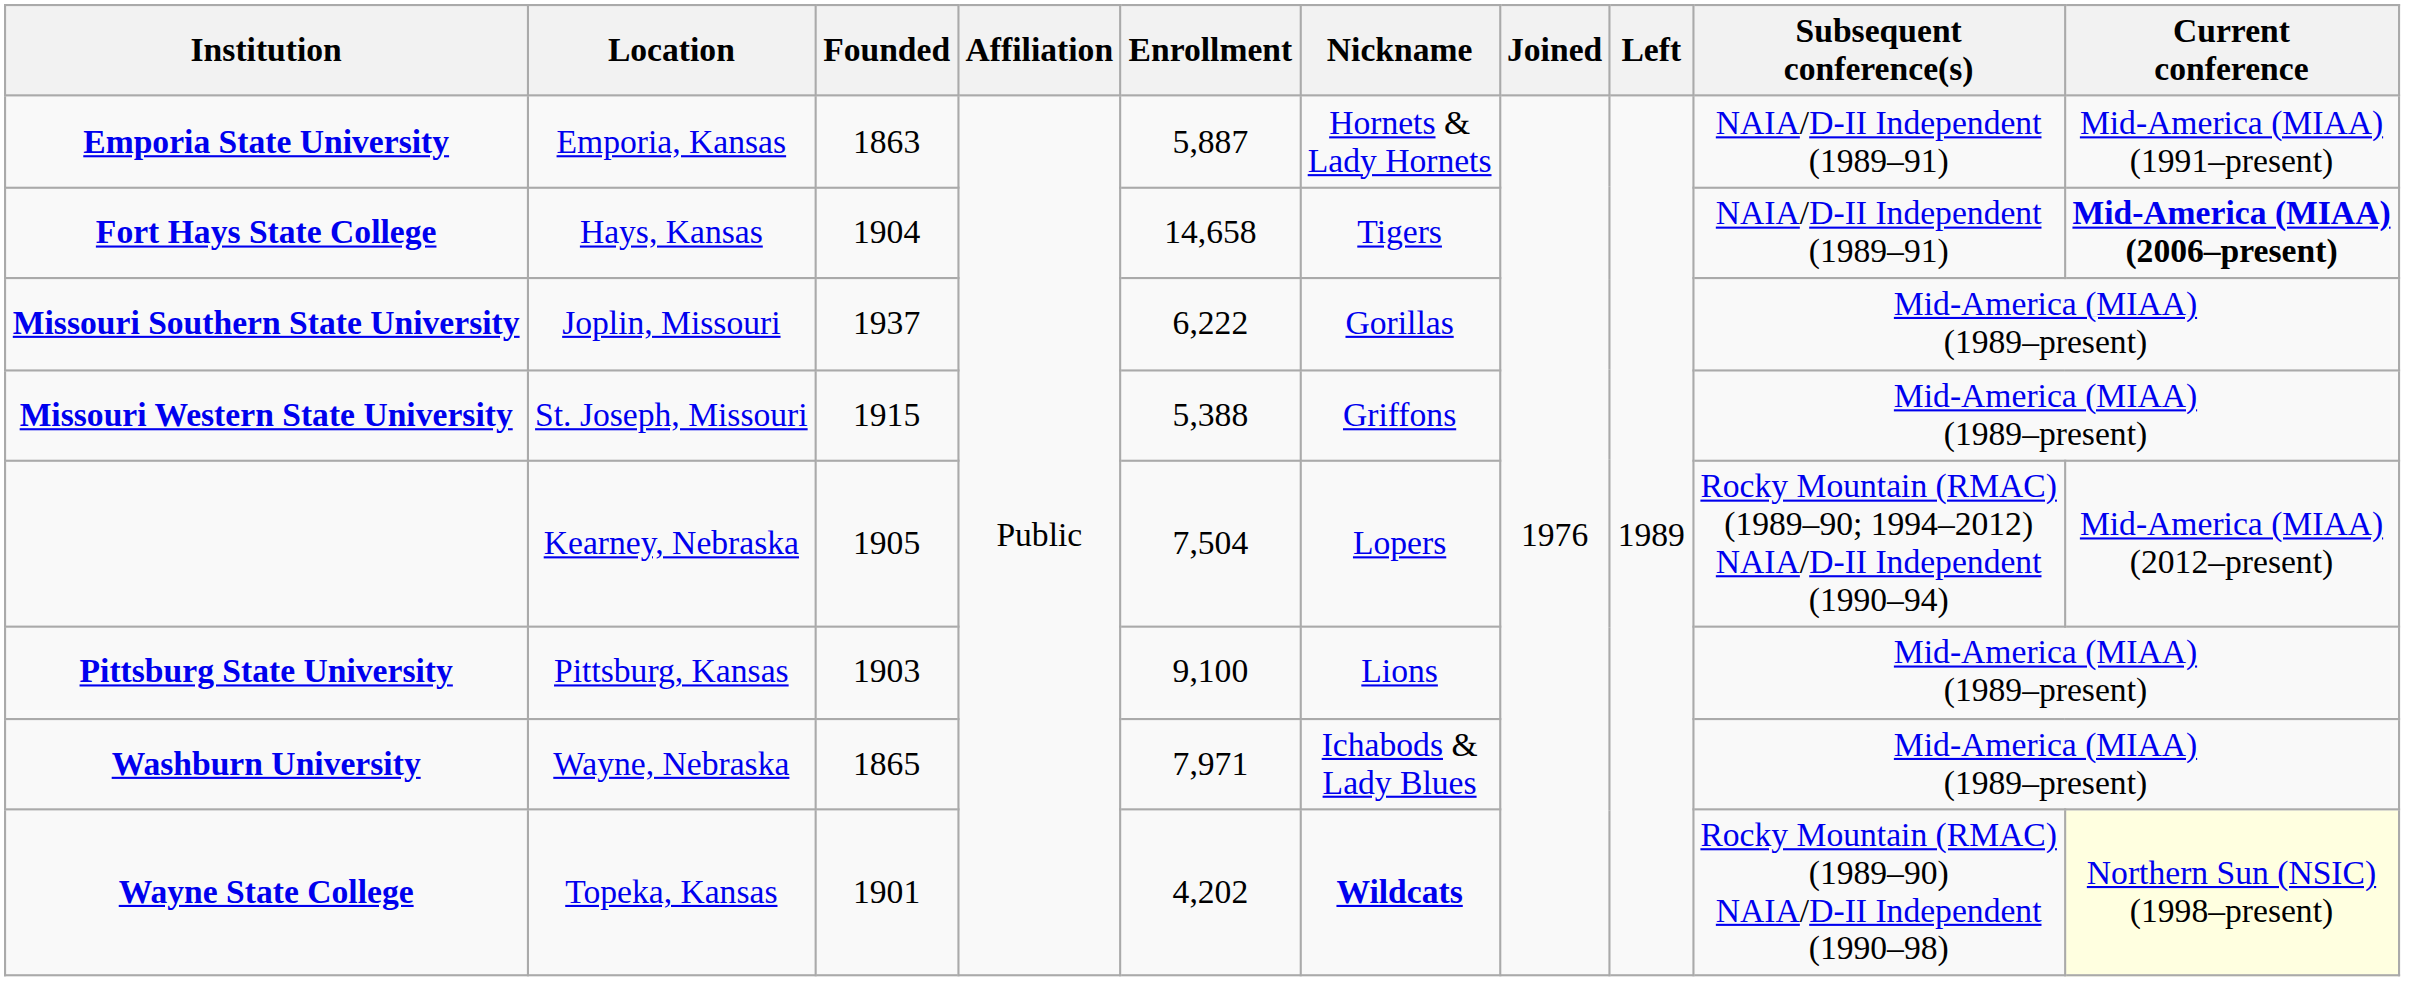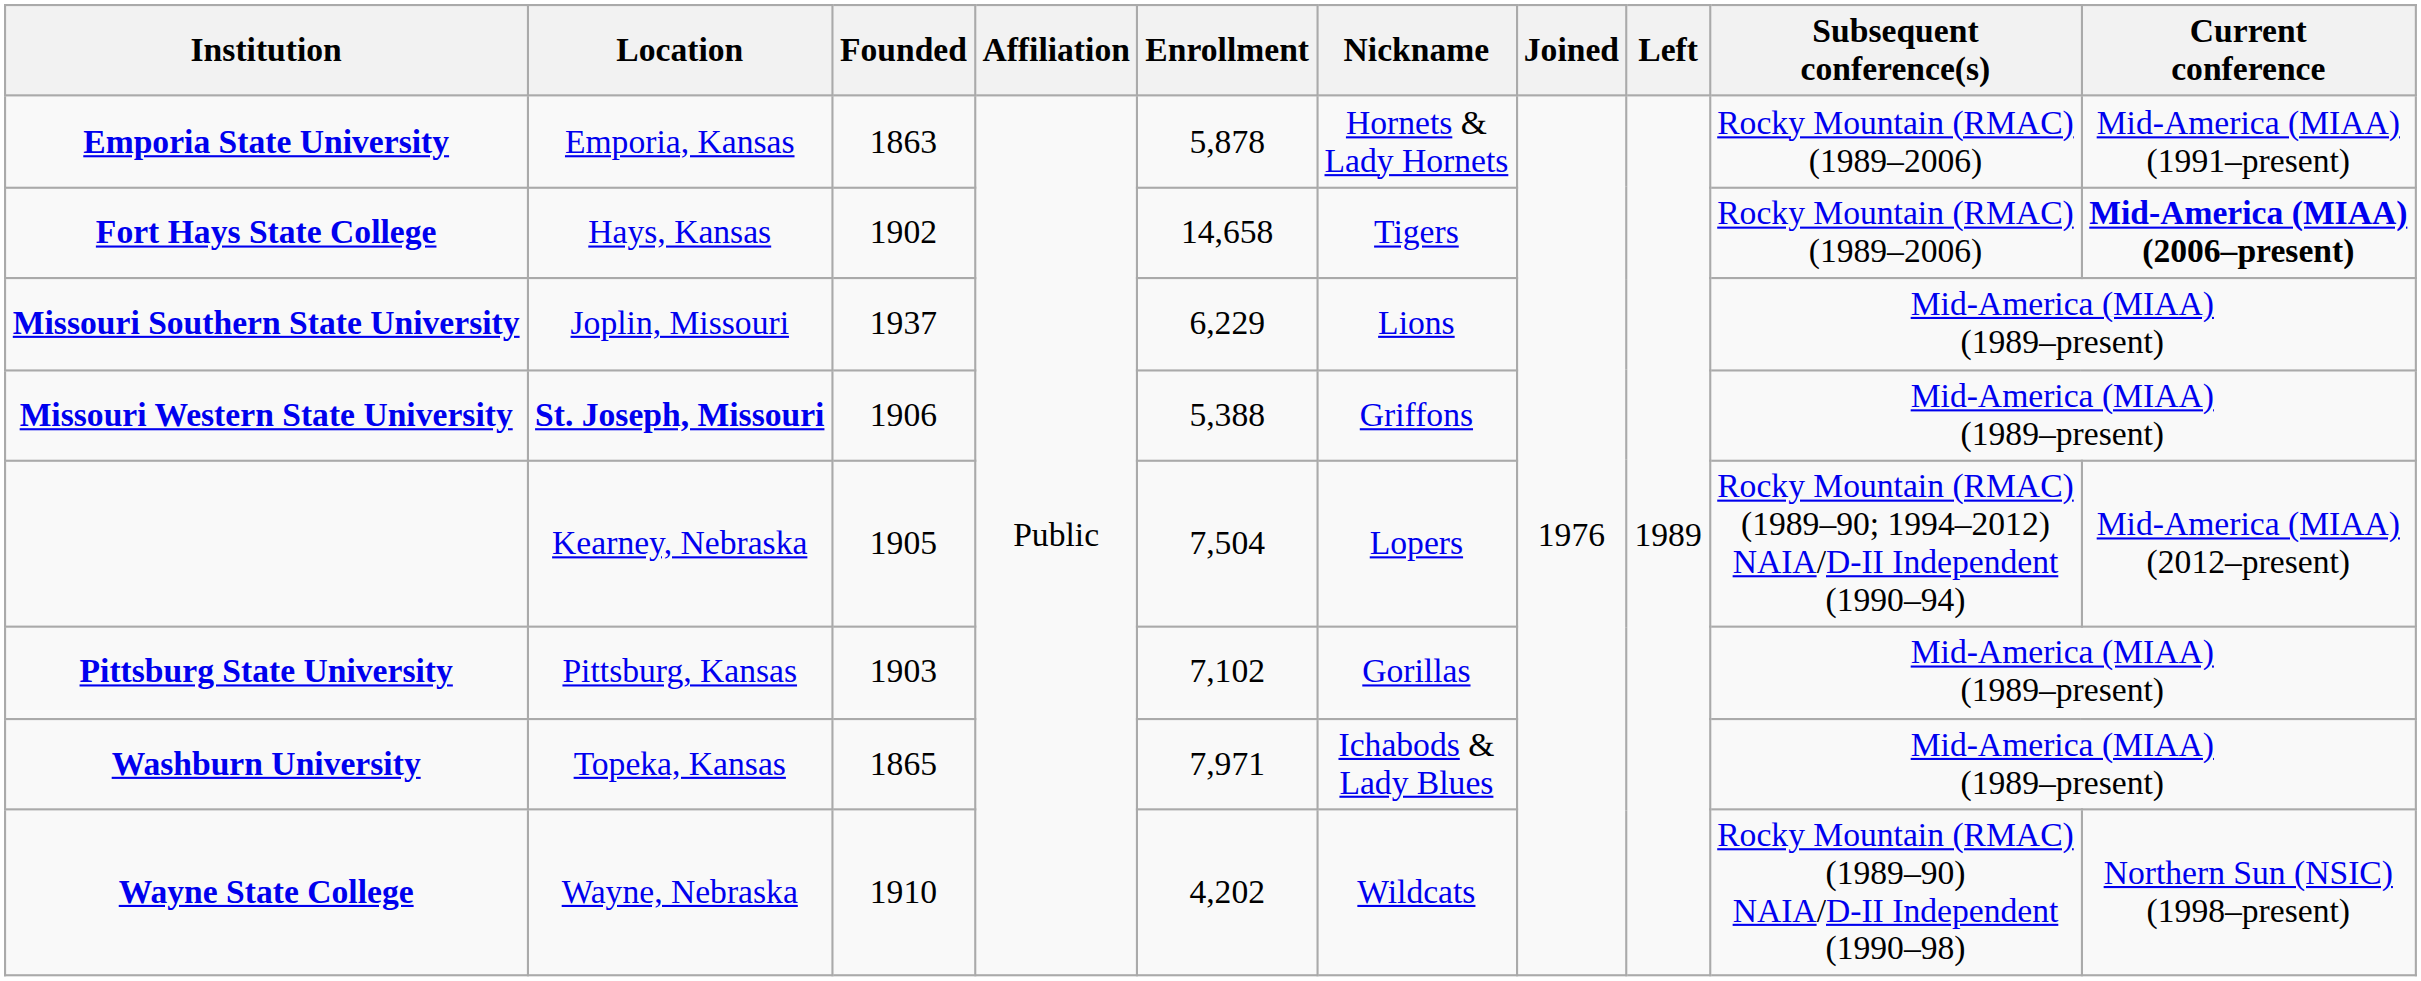(1210, 141) 5,887 -> (1227, 141) 5,878
(1879, 141) NAIA/D-II Independent (1989–91) -> (1895, 141) Rocky Mountain (RMAC) (1989–2006)
(887, 232) 1904 -> (903, 232) 1902
(1879, 232) NAIA/D-II Independent (1989–91) -> (1895, 232) Rocky Mountain (RMAC) (1989–2006)
(1210, 323) 6,222 -> (1227, 323) 6,229
(1400, 323) Gorillas -> (1416, 323) Lions
(671, 414) normal -> (680, 414) bold
(887, 414) 1915 -> (903, 414) 1906
(1210, 672) 9,100 -> (1227, 672) 7,102
(1400, 672) Lions -> (1416, 672) Gorillas
(671, 763) Wayne, Nebraska -> (680, 763) Topeka, Kansas
(671, 892) Topeka, Kansas -> (680, 892) Wayne, Nebraska
(887, 892) 1901 -> (903, 892) 1910
(1400, 892) bold -> (1416, 892) normal
(2231, 892) lightyellow background -> (2248, 892) no background
